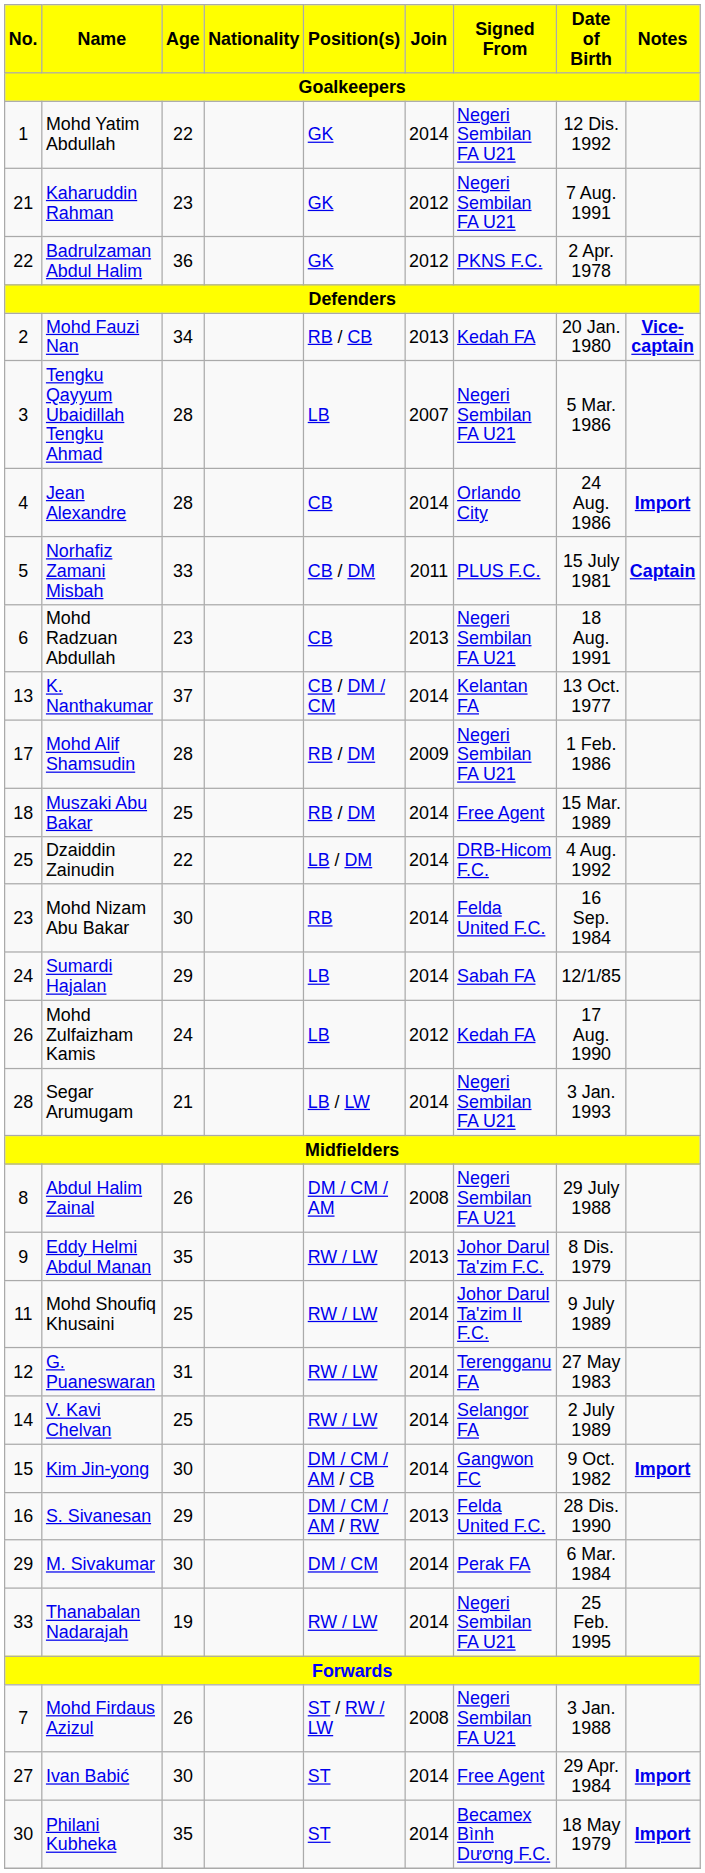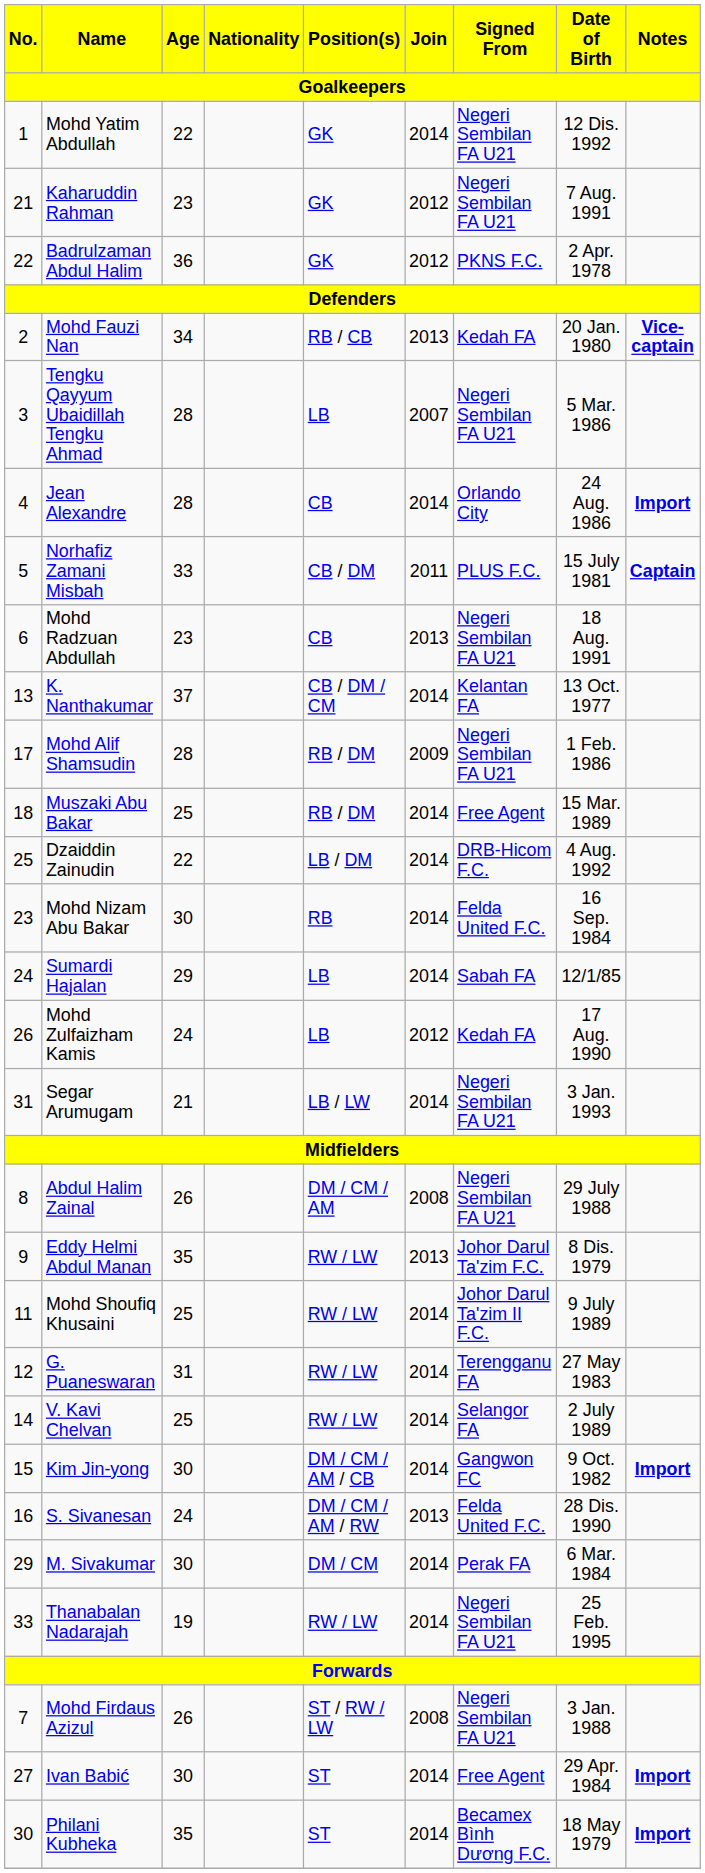(23, 1102) 28 -> (23, 1102) 31
(183, 1516) 29 -> (183, 1516) 24
